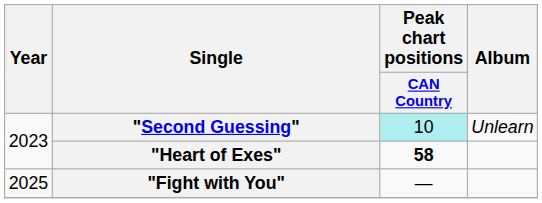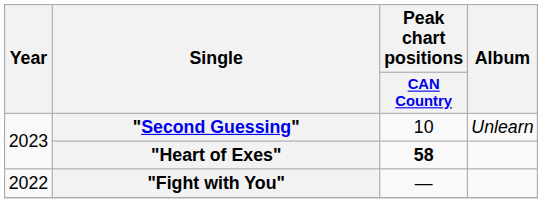(424, 127) paleturquoise background -> (424, 127) no background
(28, 183) 2025 -> (28, 183) 2022
